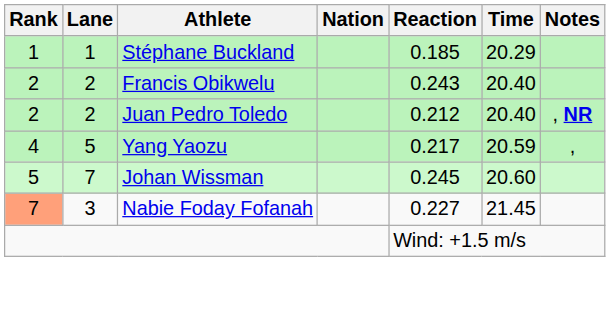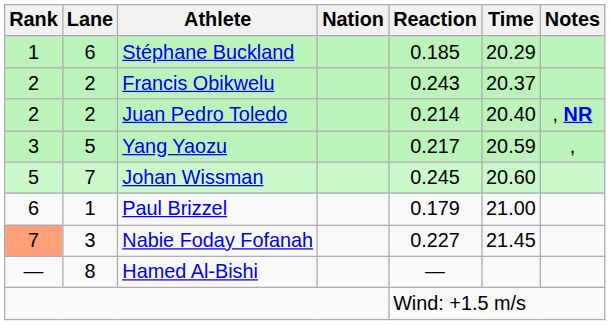(90, 51) 1 -> (90, 51) 6
(511, 83) 20.40 -> (511, 83) 20.37
(435, 114) 0.212 -> (435, 114) 0.214
(33, 146) 4 -> (33, 146) 3
+ row: (175, 209)
+ row: (190, 271)
